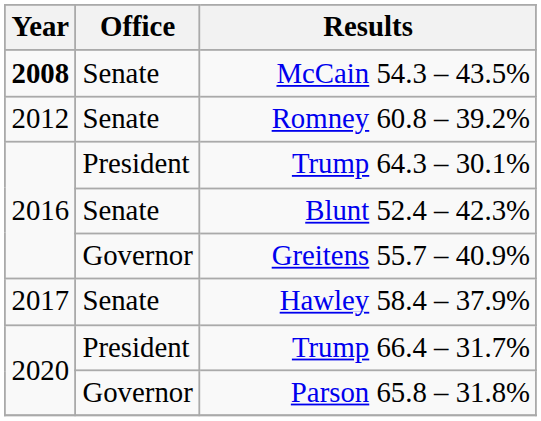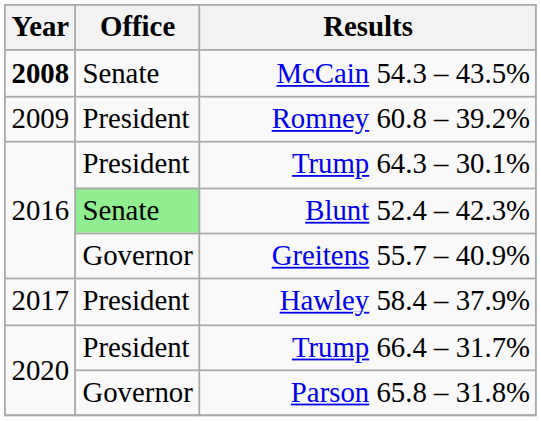(40, 118) 2012 -> (40, 118) 2009
(121, 118) Senate -> (136, 118) President
(121, 210) no background -> (121, 210) lightgreen background
(121, 301) Senate -> (136, 301) President
